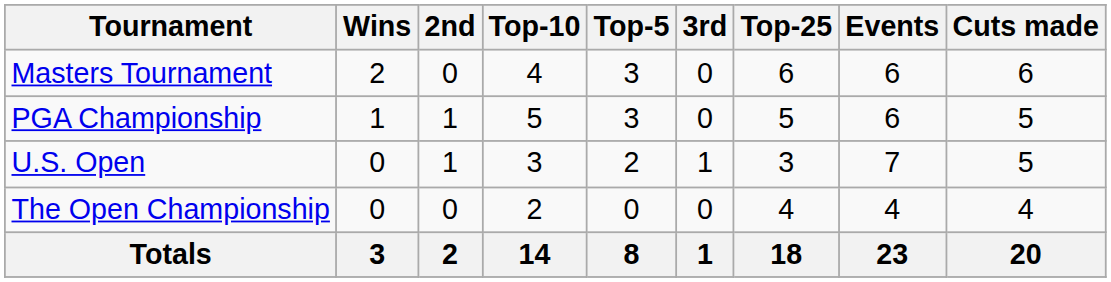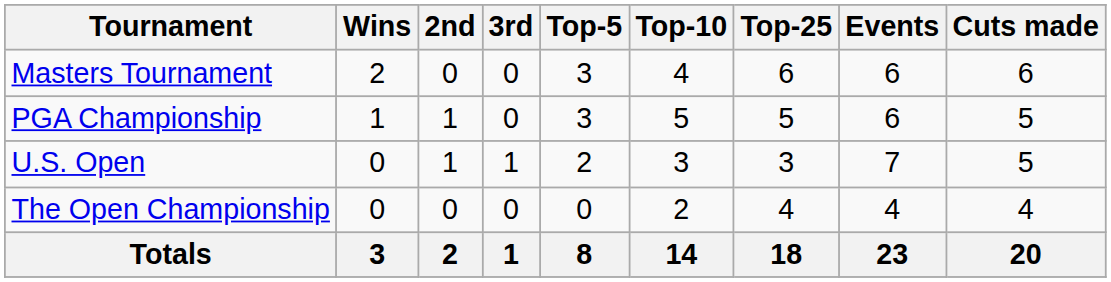columns swapped: (705, 27) <-> (534, 27)
